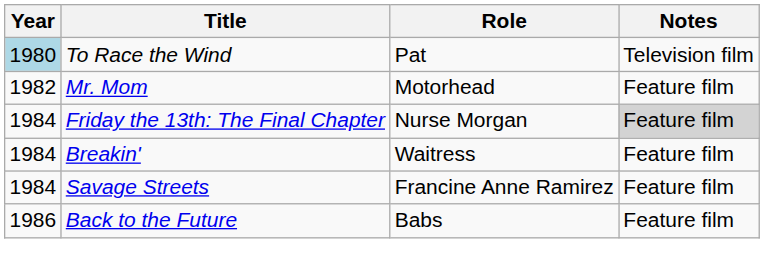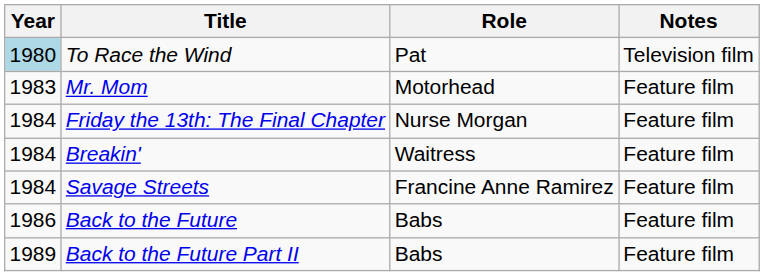(33, 87) 1982 -> (33, 87) 1983
(679, 120) lightgrey background -> (679, 120) no background
+ row: (182, 253)
